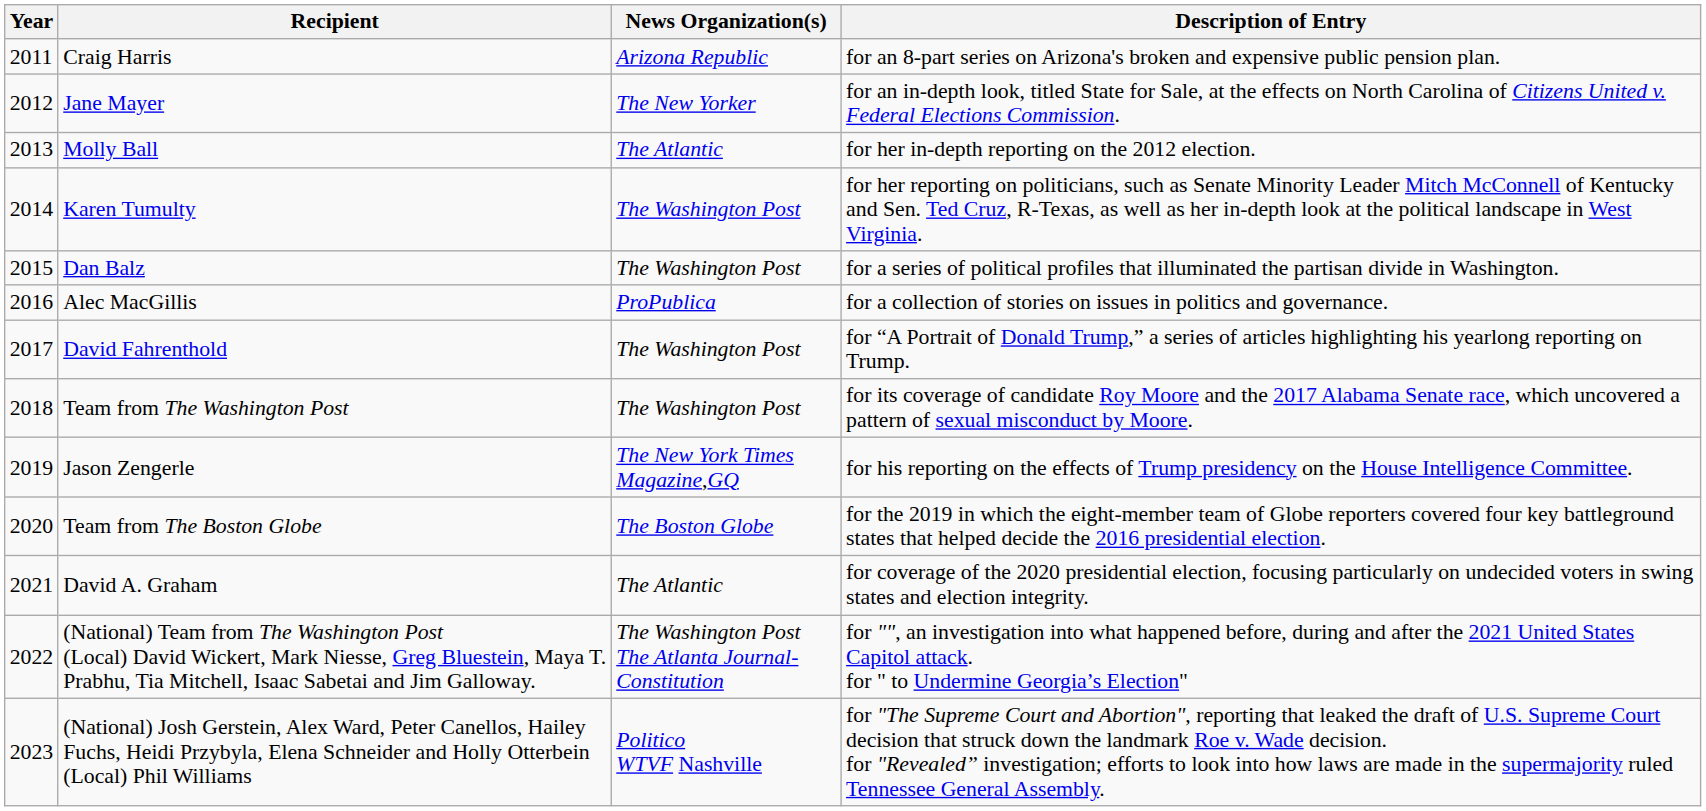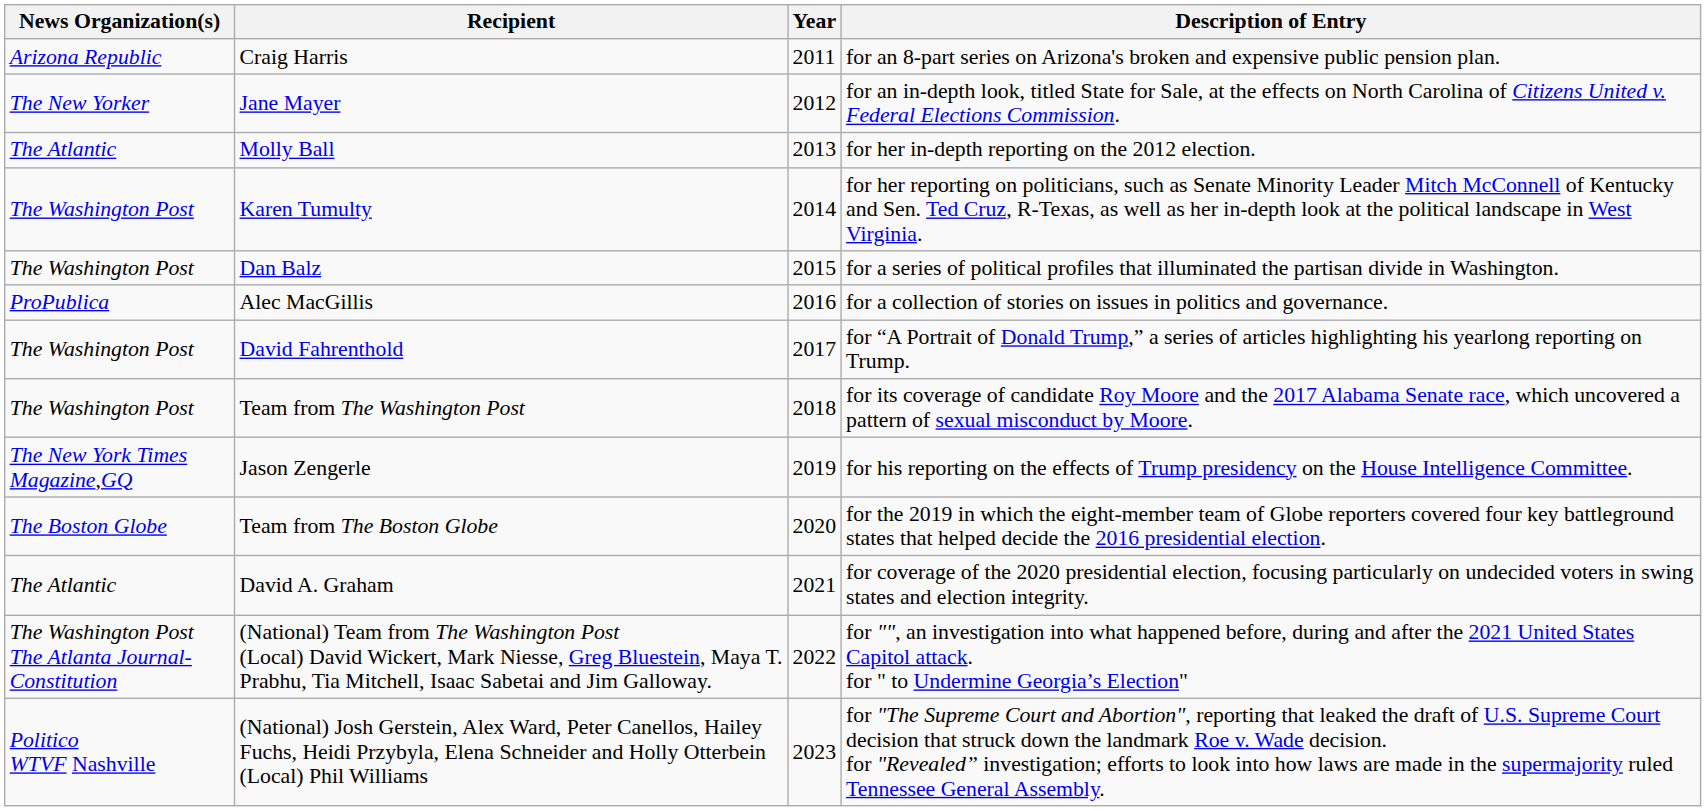columns swapped: (31, 21) <-> (726, 21)
